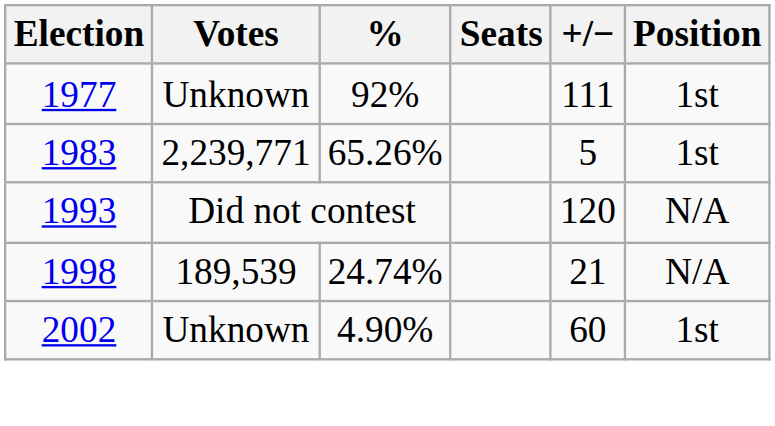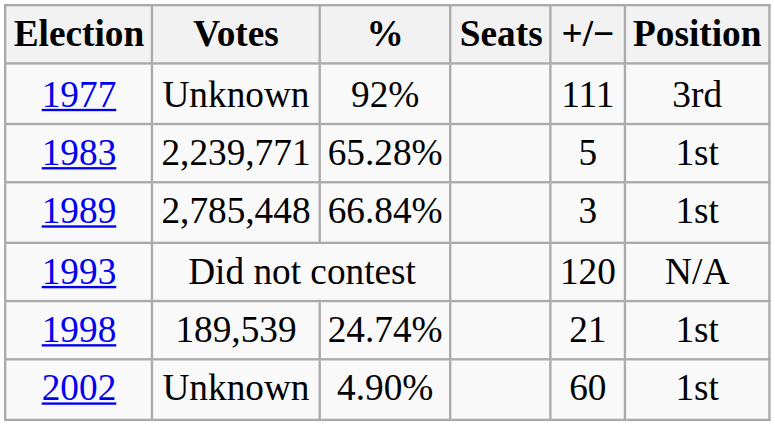(697, 93) 1st -> (697, 93) 3rd
(385, 152) 65.26% -> (385, 152) 65.28%
+ row: (79, 211)
(697, 270) N/A -> (697, 329) 1st
